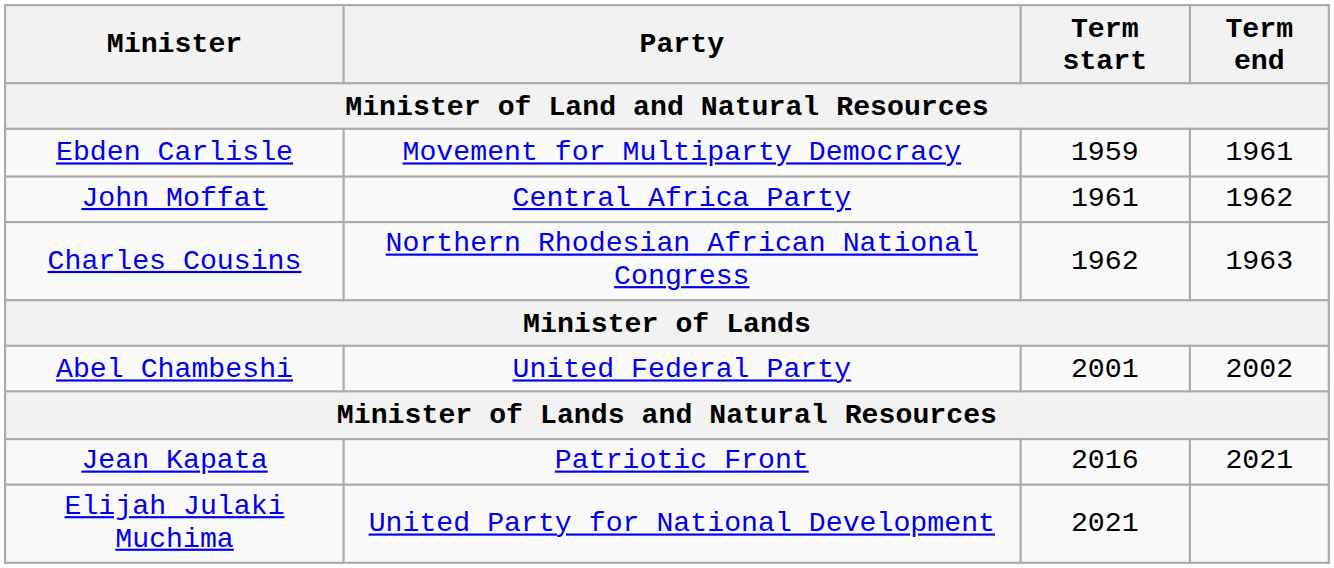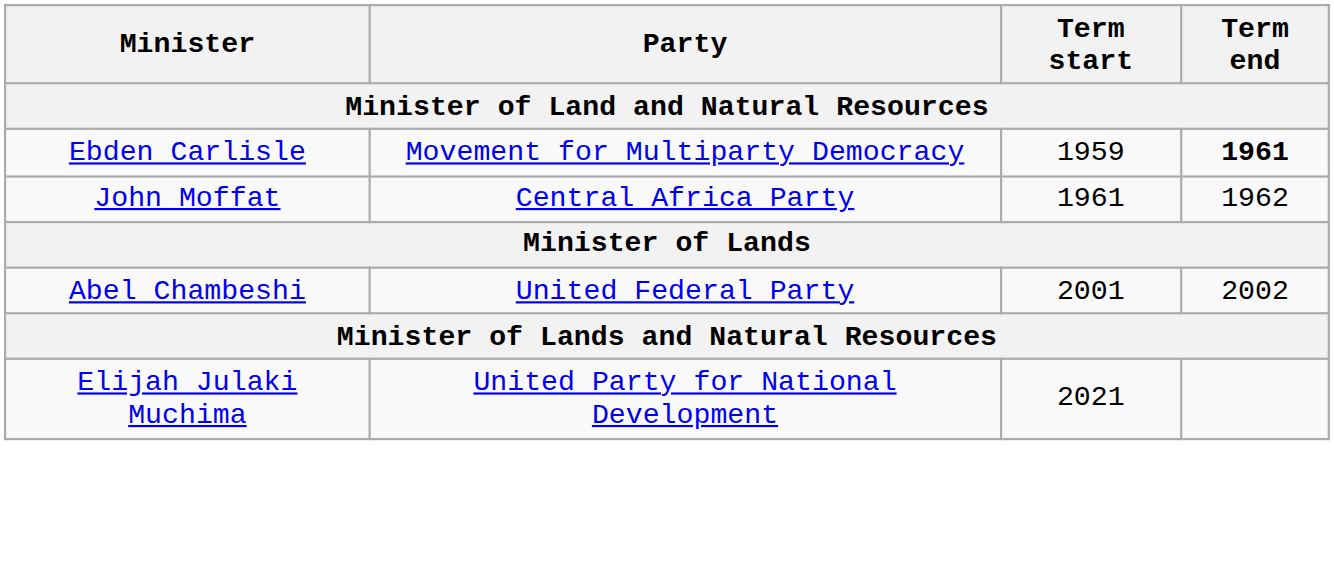(1259, 153) normal -> (1255, 153) bold
- row: (175, 261)
- row: (175, 461)
